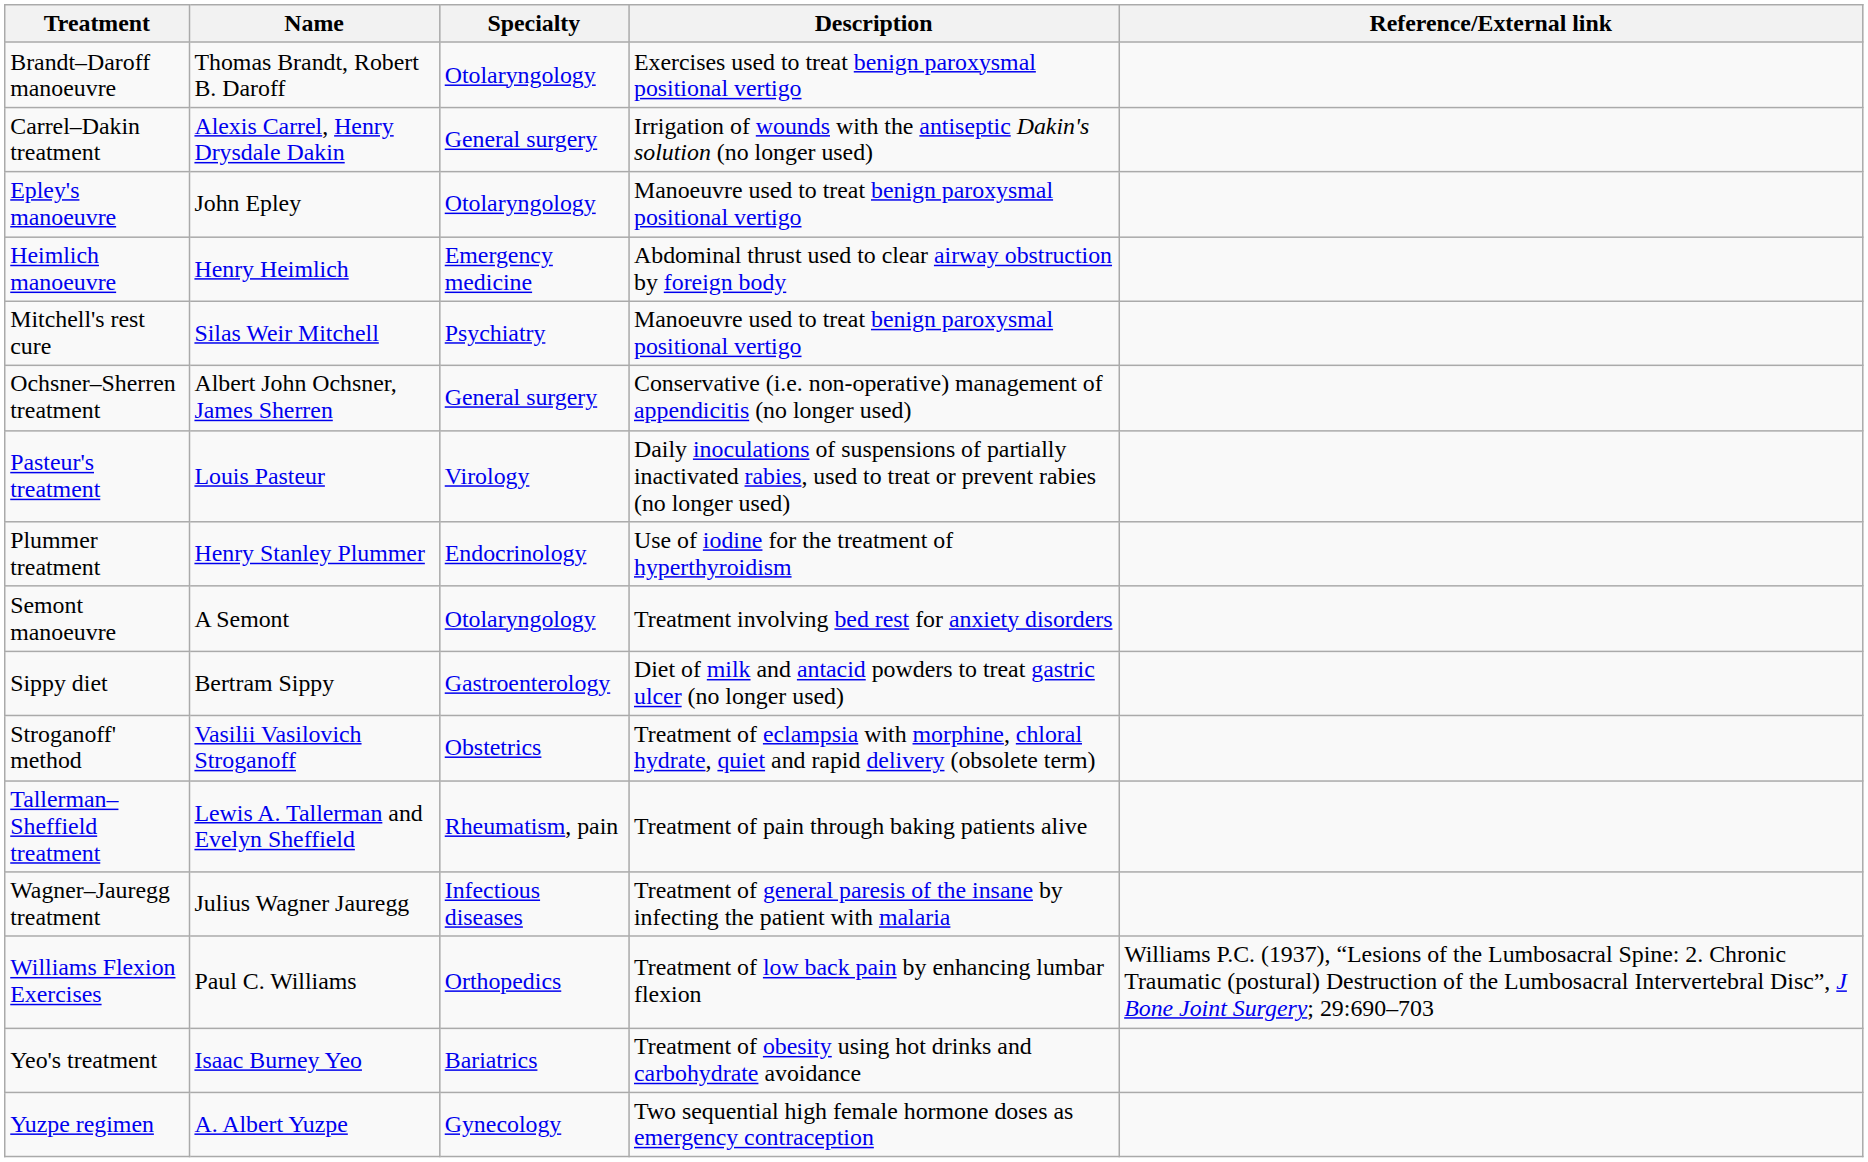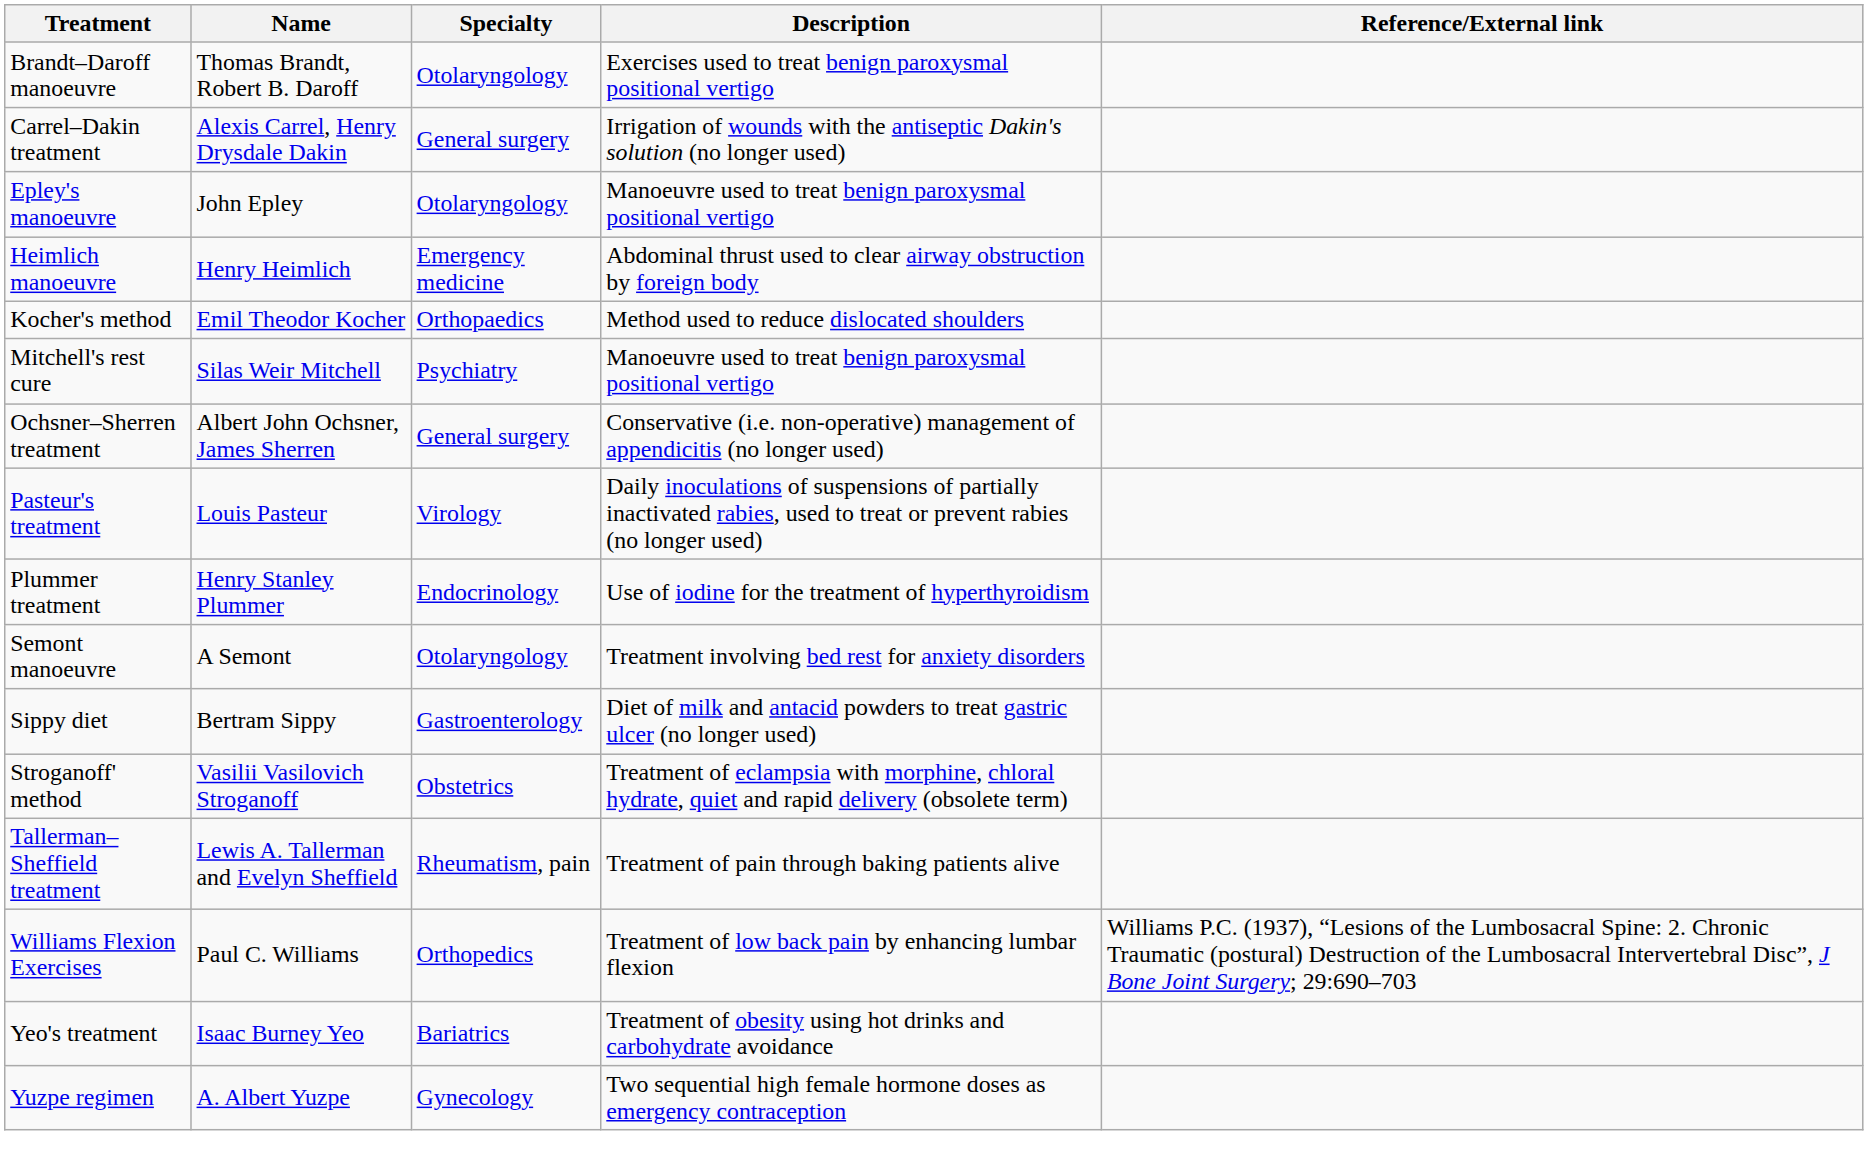+ row: (91, 319)
- row: (90, 903)
